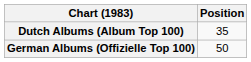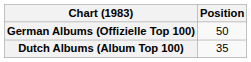rows swapped: (101, 31) <-> (101, 48)
